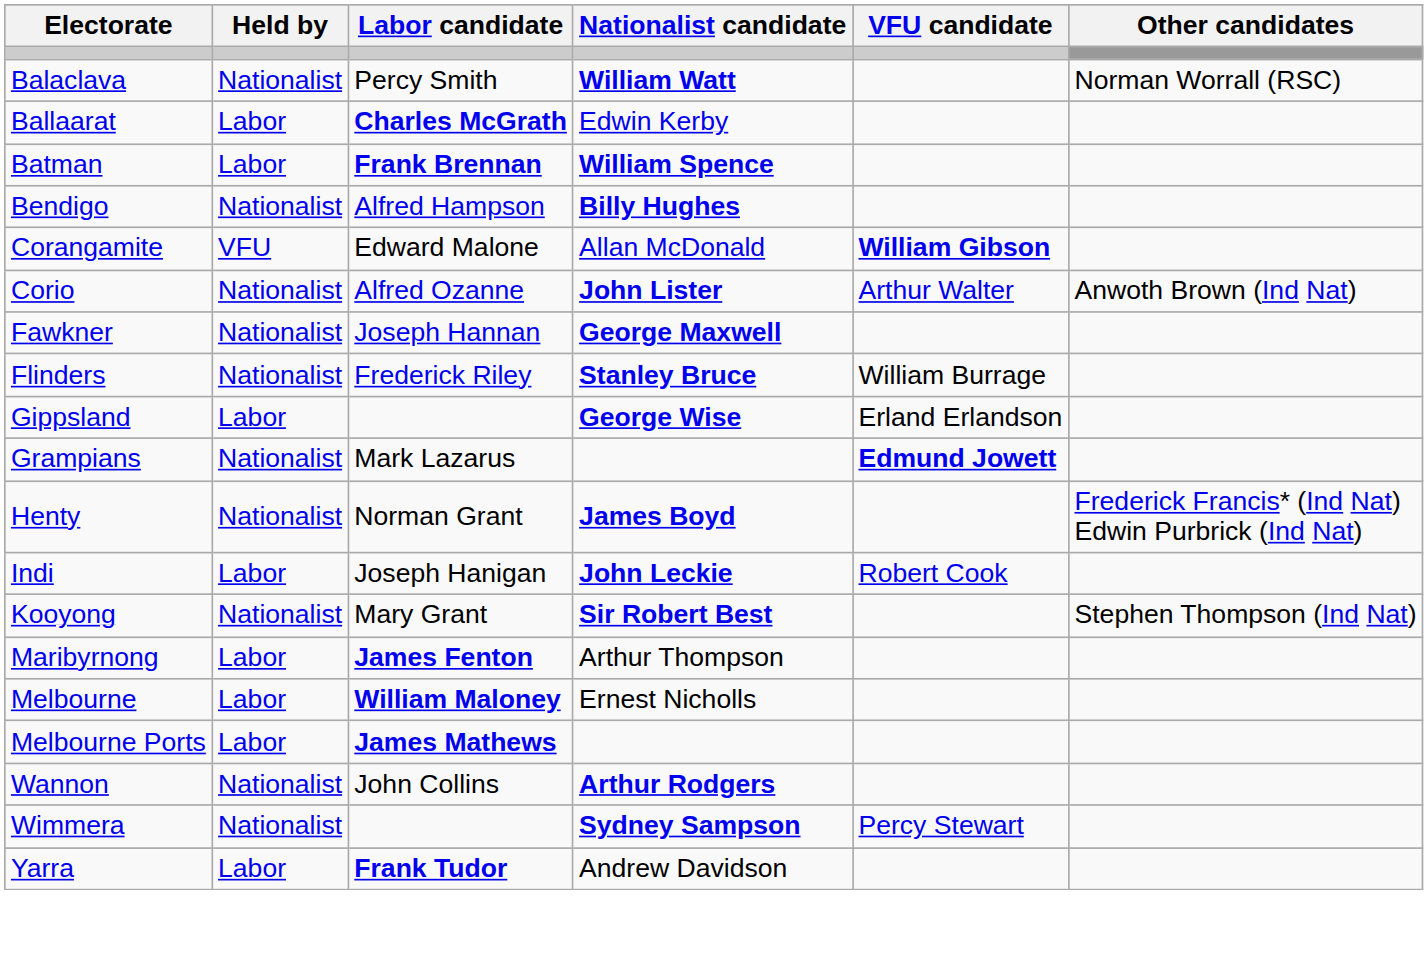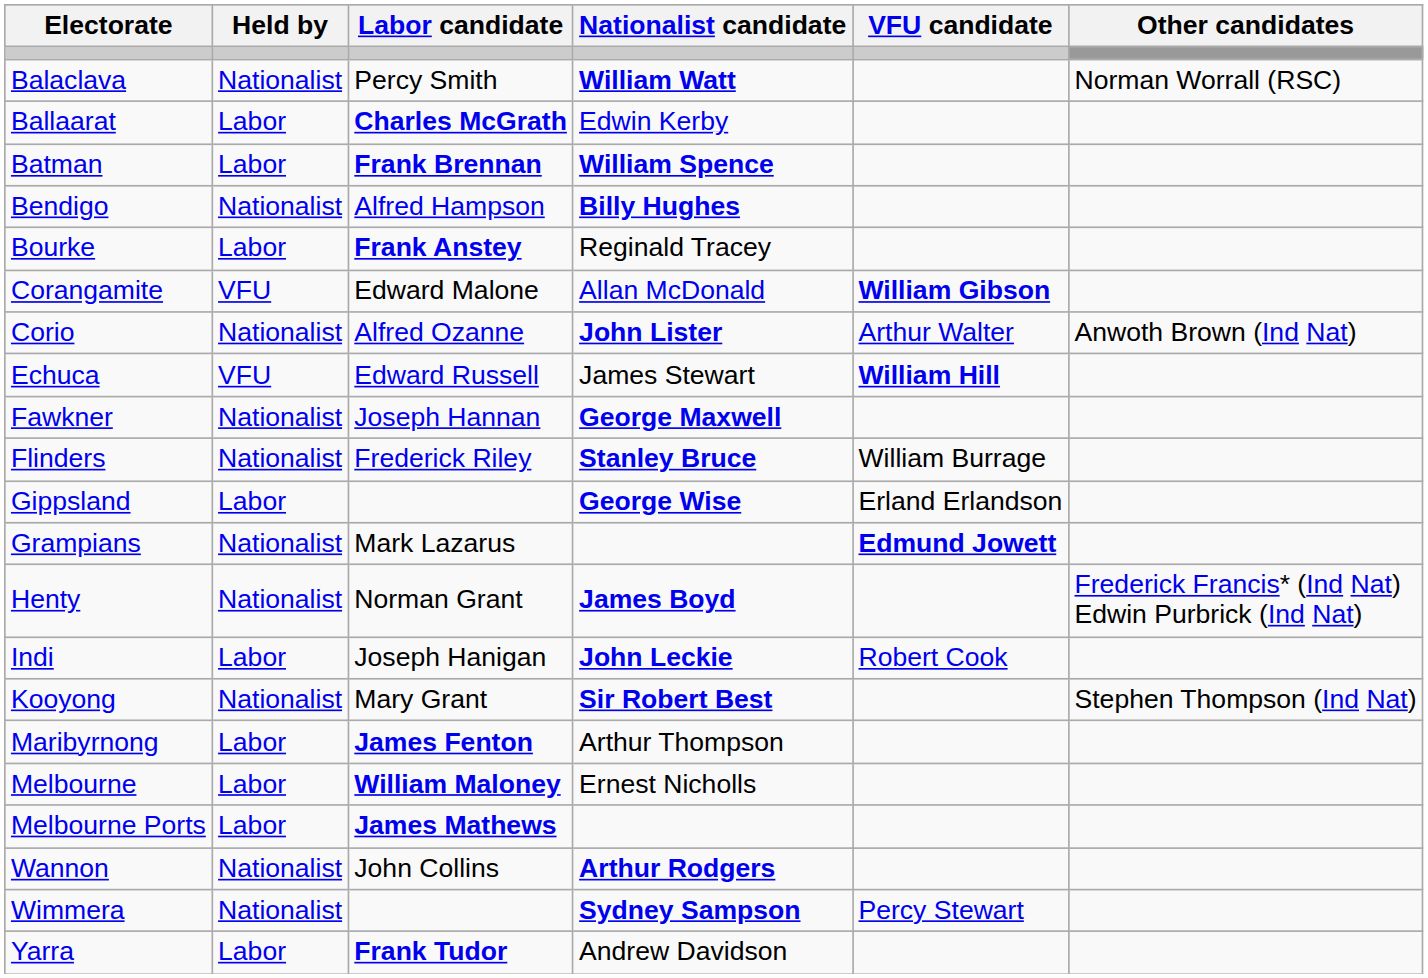+ row: (53, 248)
+ row: (55, 374)
